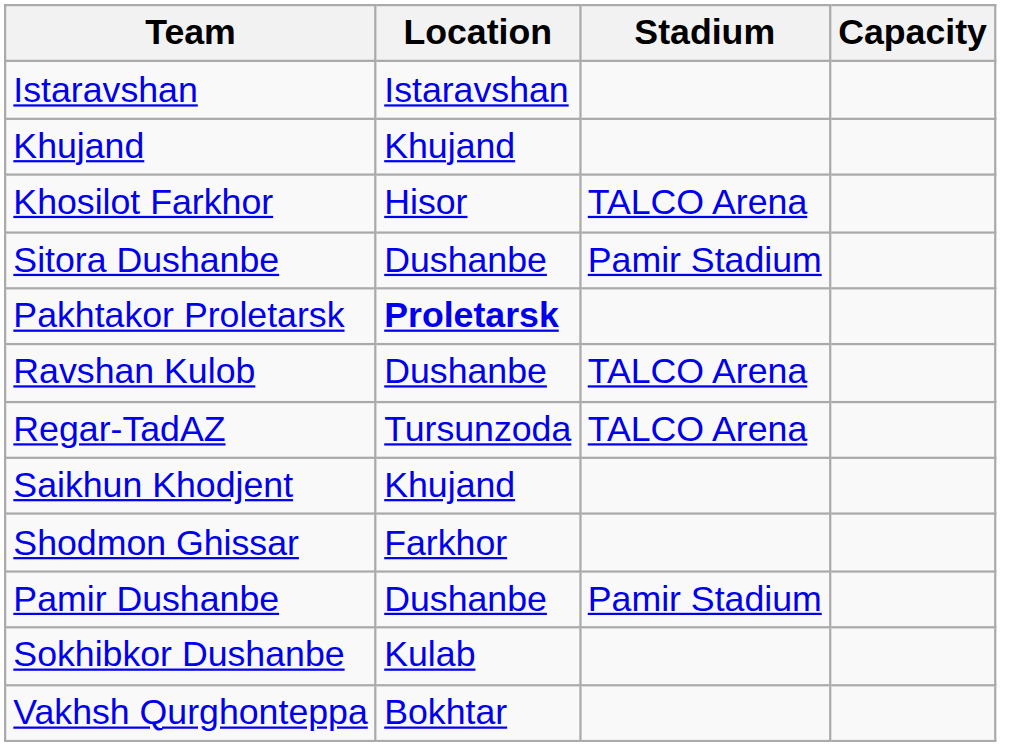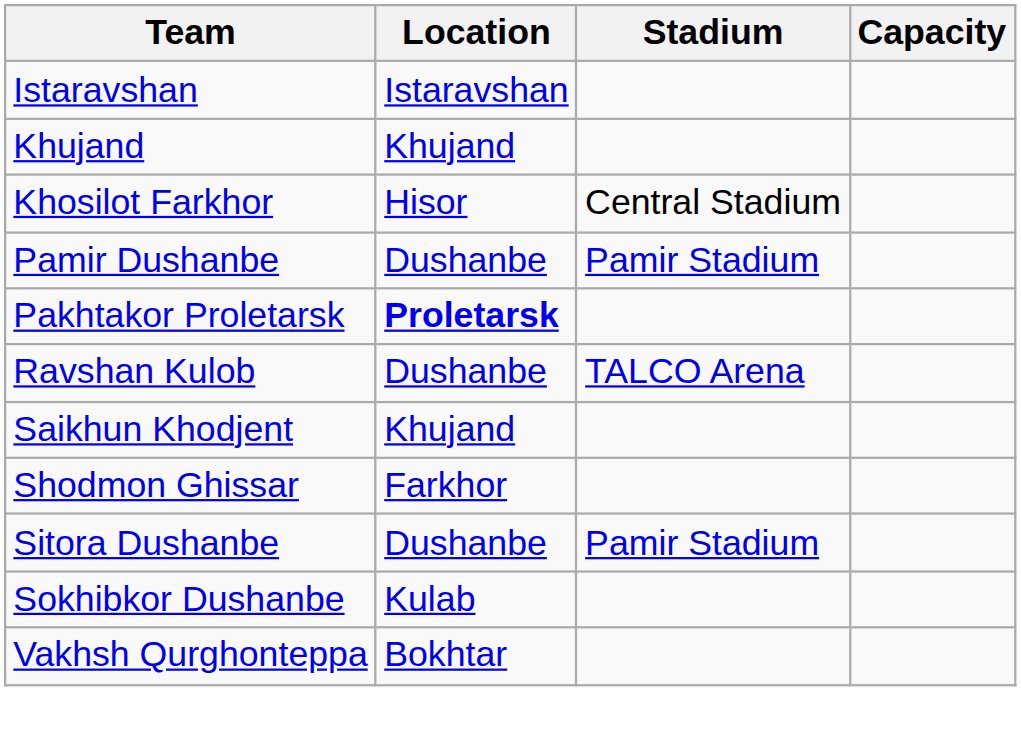(698, 202) TALCO Arena -> (713, 202) Central Stadium
rows swapped: (146, 598) <-> (146, 259)
- row: (119, 428)
